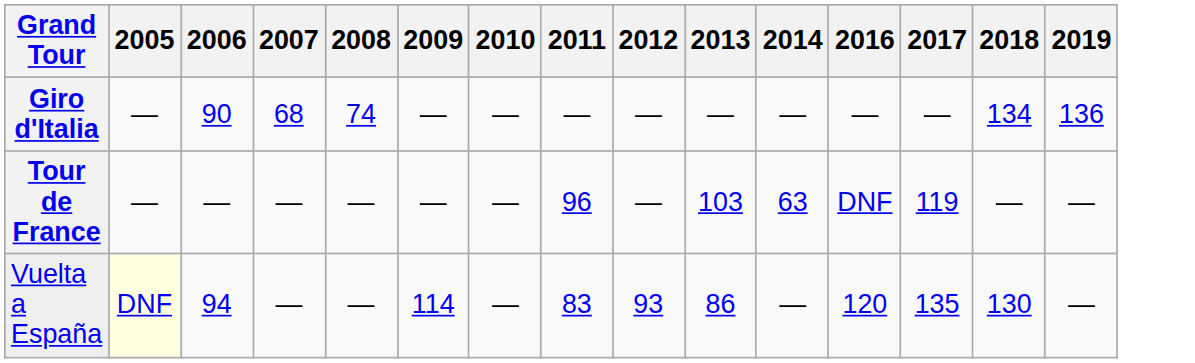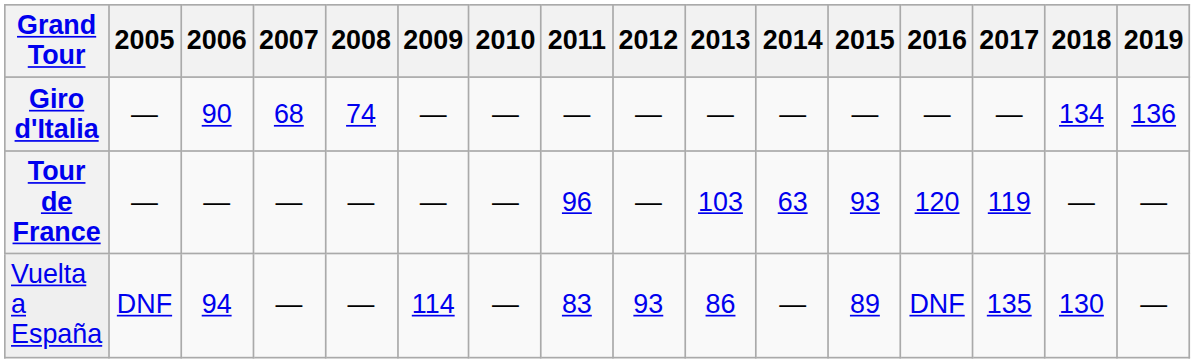+ column: (865, 40)
(865, 201) DNF -> (937, 201) 120
(144, 304) lightyellow background -> (144, 304) no background
(865, 304) 120 -> (937, 304) DNF
